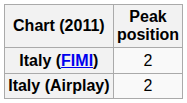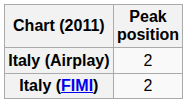rows swapped: (59, 60) <-> (59, 85)
